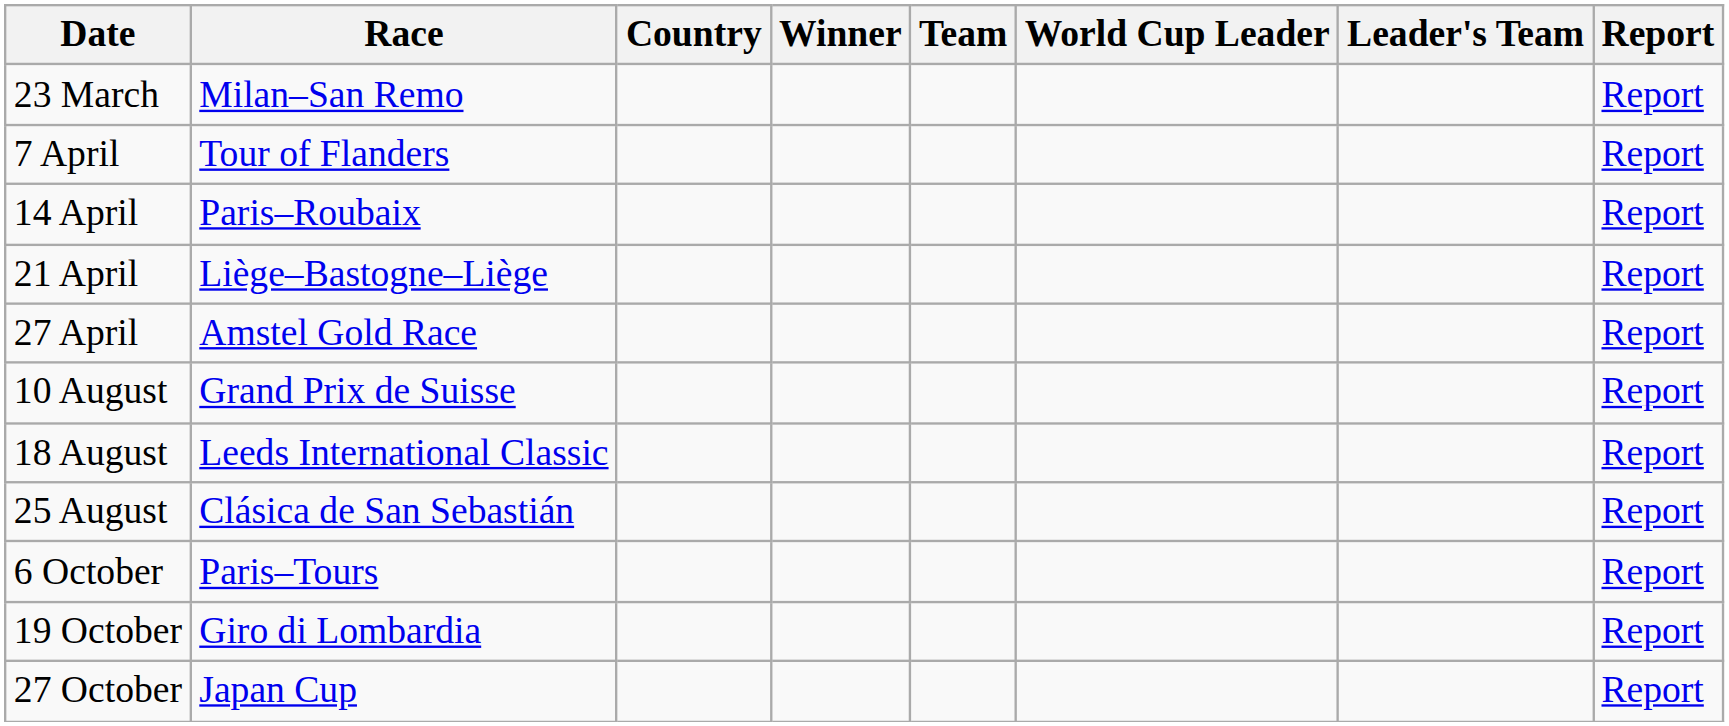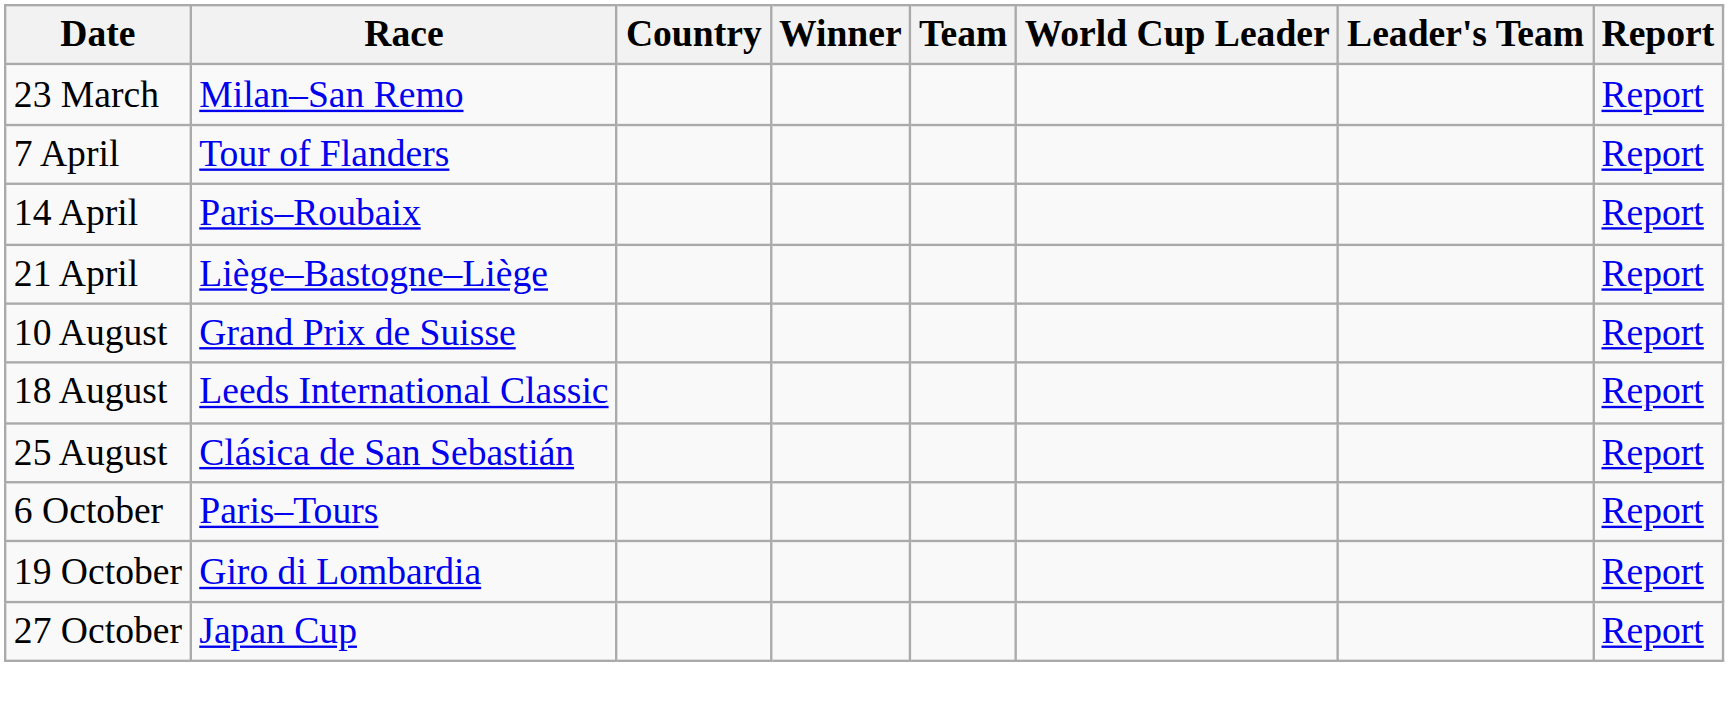- row: (76, 332)
